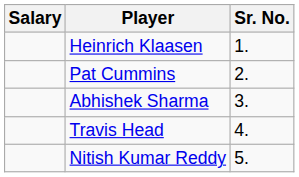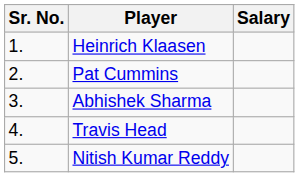columns swapped: (262, 18) <-> (35, 18)
